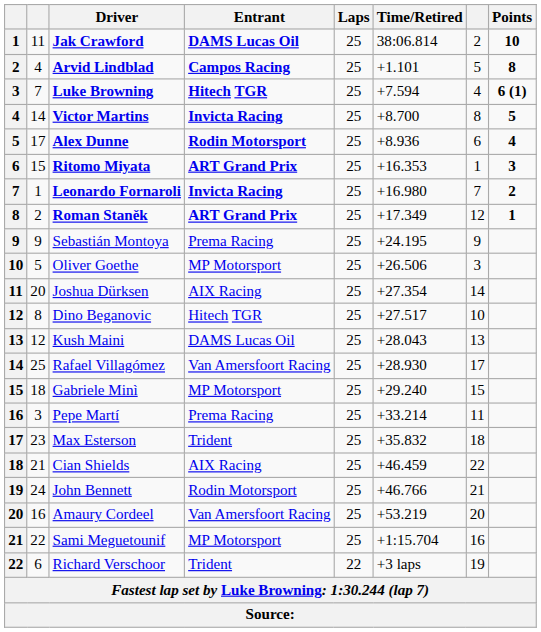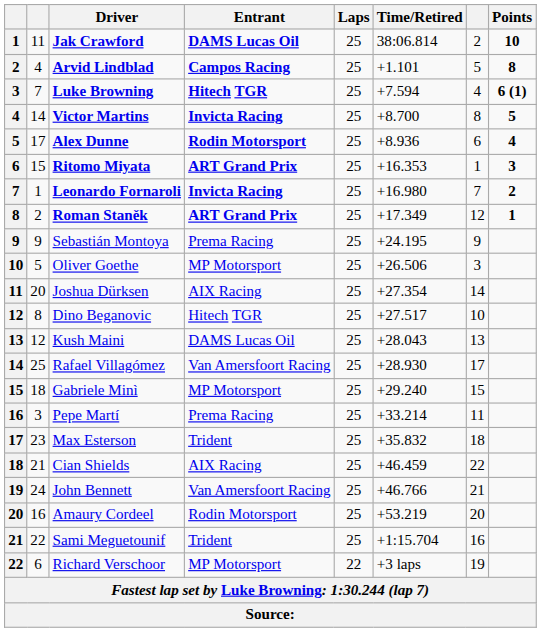(242, 489) Rodin Motorsport -> (259, 489) Van Amersfoort Racing
(259, 514) Van Amersfoort Racing -> (242, 514) Rodin Motorsport
(235, 539) MP Motorsport -> (210, 539) Trident
(210, 564) Trident -> (235, 564) MP Motorsport
